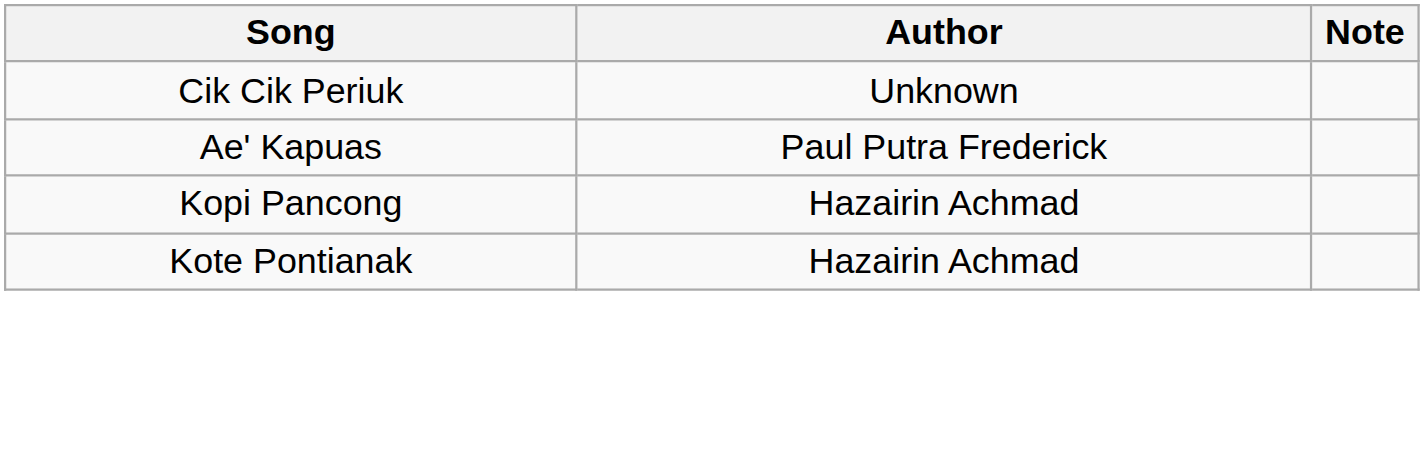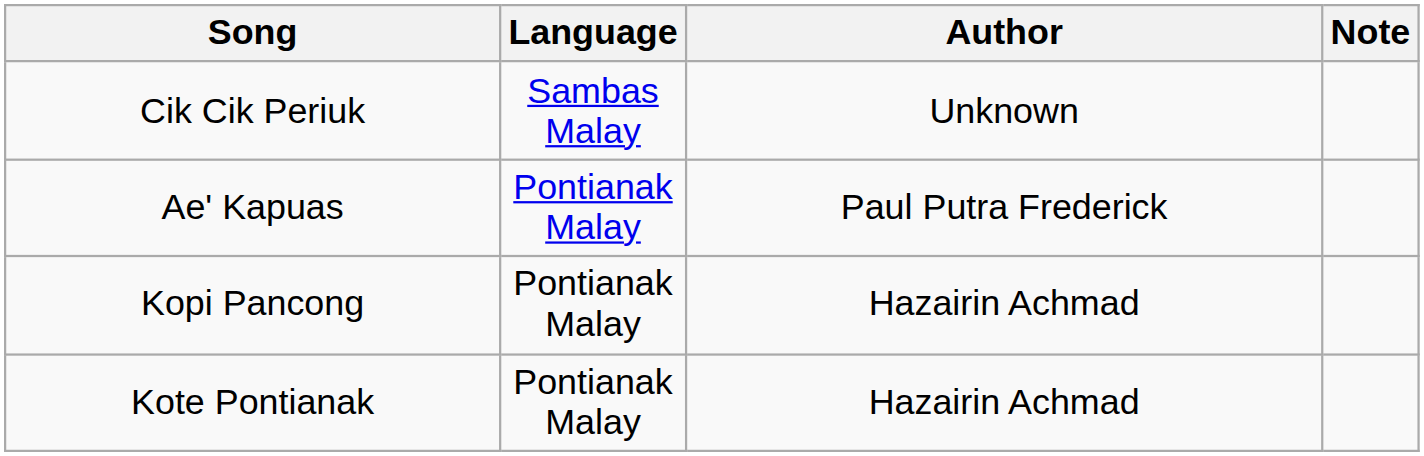+ column: (593, 32)
